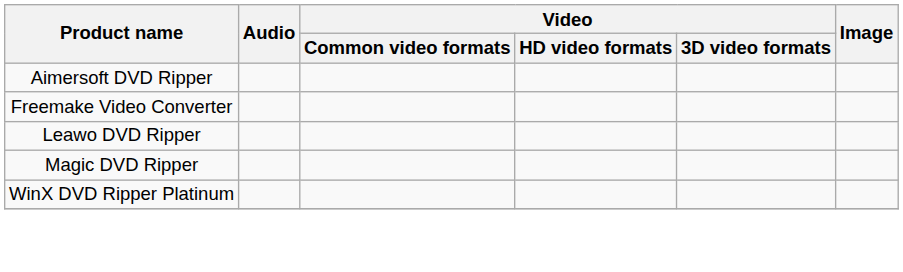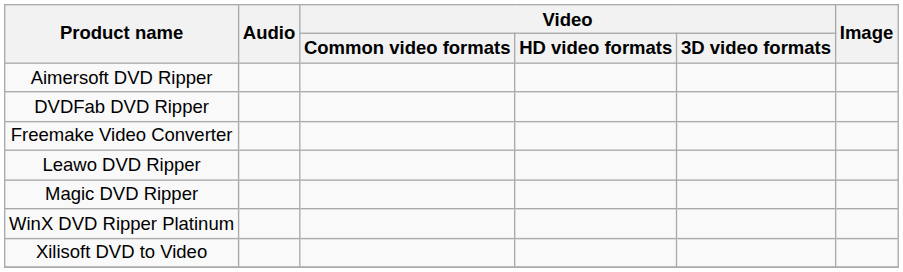+ row: (122, 106)
+ row: (122, 252)
